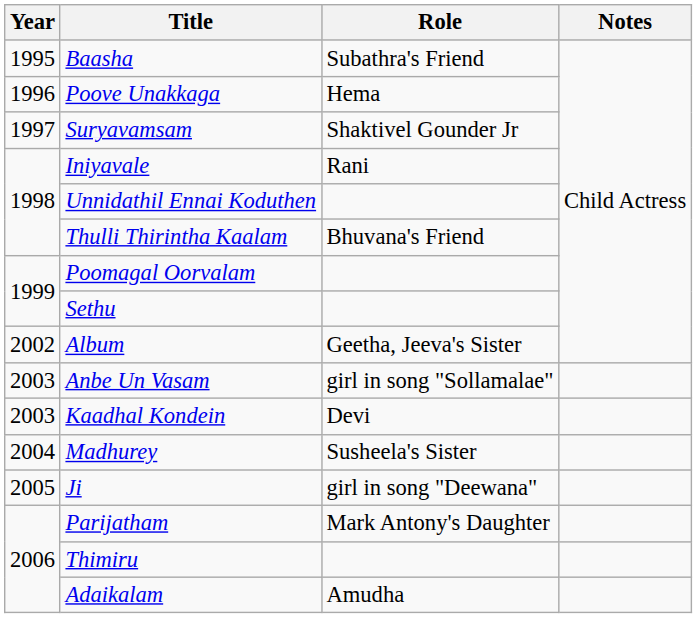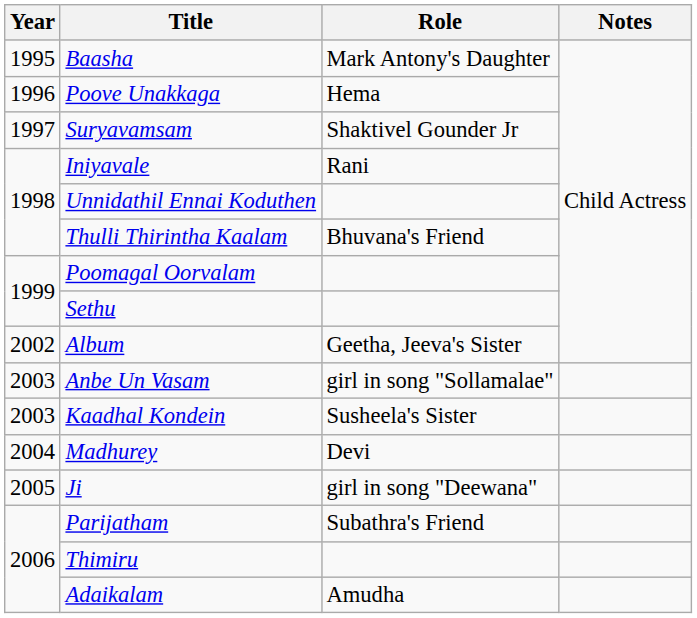(405, 58) Subathra's Friend -> (438, 58) Mark Antony's Daughter
(348, 415) Devi -> (402, 415) Susheela's Sister
(402, 451) Susheela's Sister -> (348, 451) Devi
(438, 523) Mark Antony's Daughter -> (405, 523) Subathra's Friend
